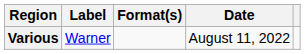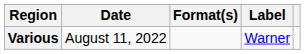columns swapped: (239, 15) <-> (88, 15)
